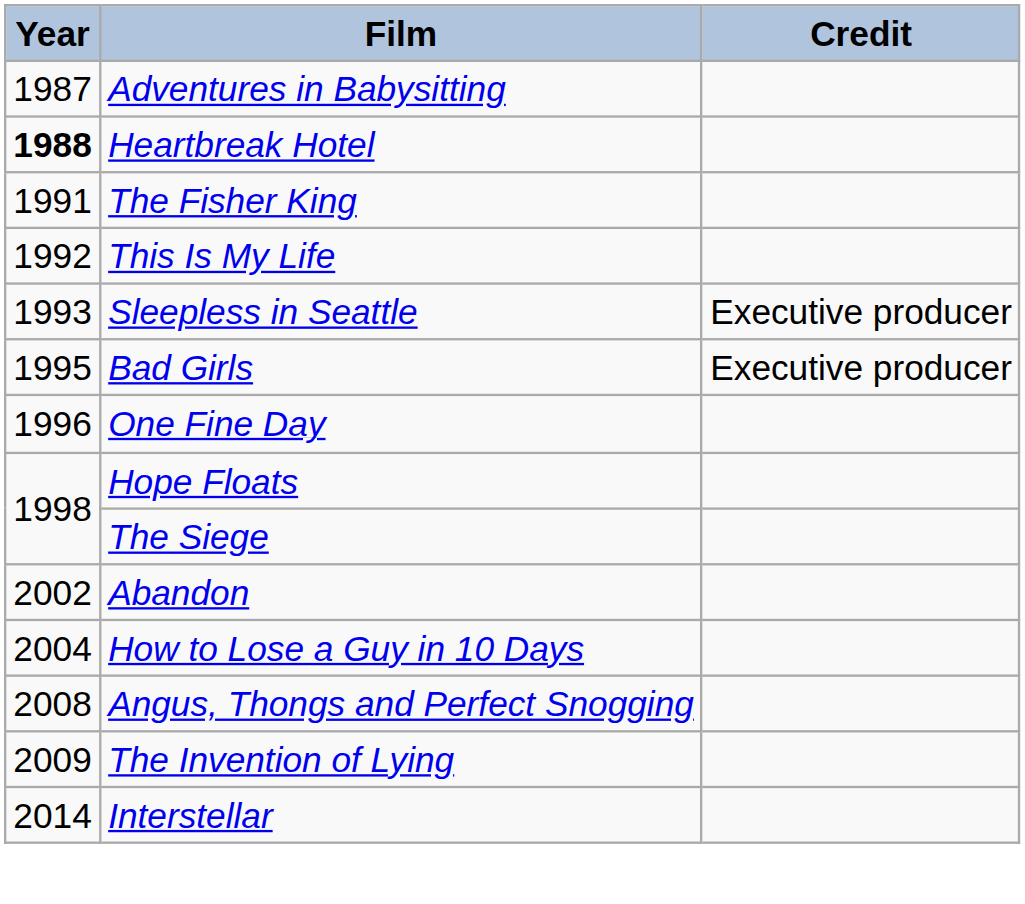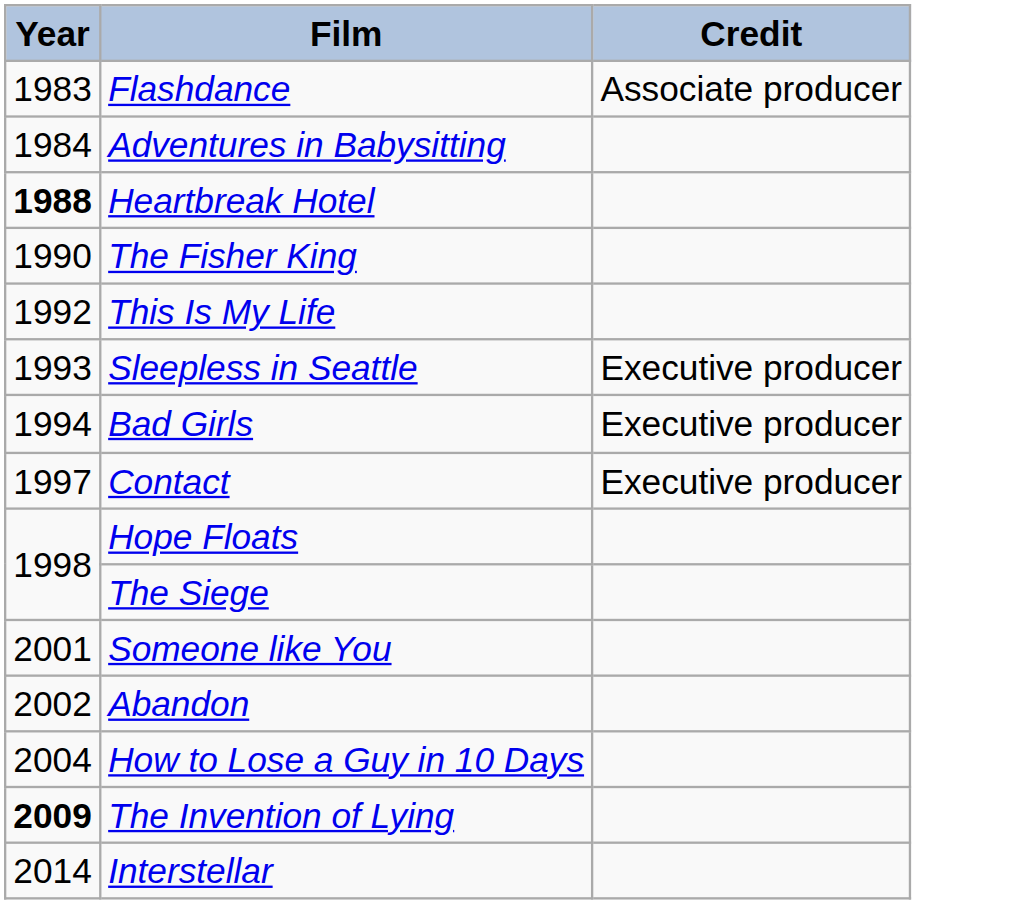+ row: (199, 89)
(53, 89) 1987 -> (53, 145) 1984
(53, 201) 1991 -> (53, 257) 1990
(53, 368) 1995 -> (53, 424) 1994
- row: (217, 424)
+ row: (169, 480)
+ row: (250, 647)
- row: (401, 703)
(53, 759) normal -> (53, 815) bold
